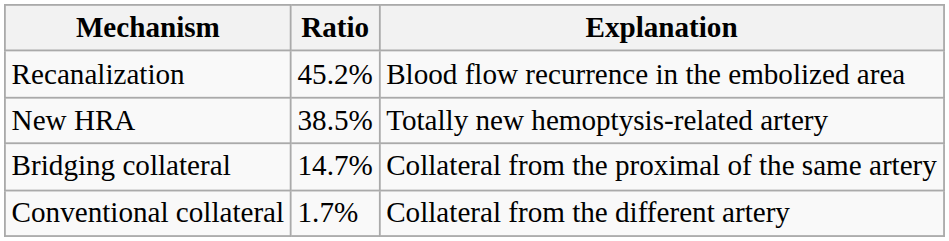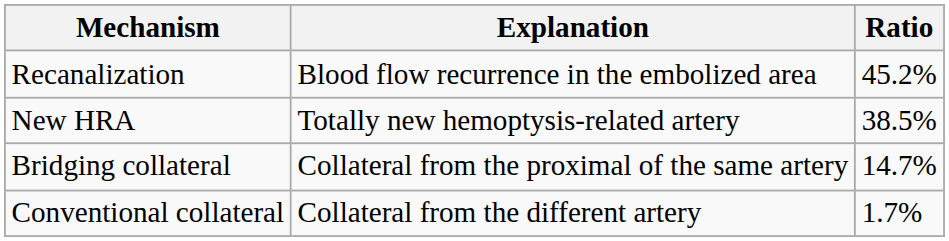columns swapped: (335, 27) <-> (662, 27)
